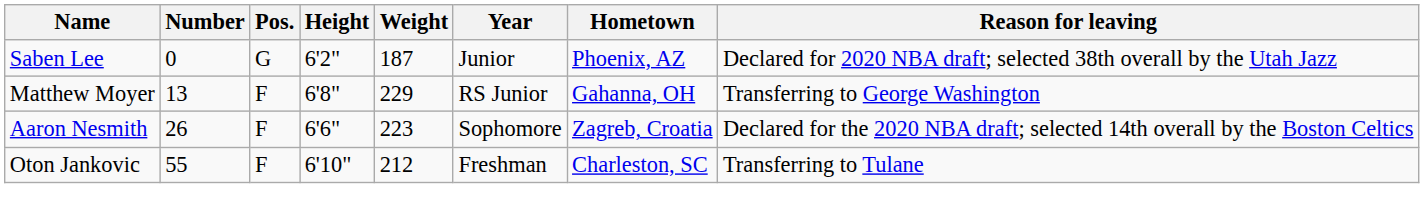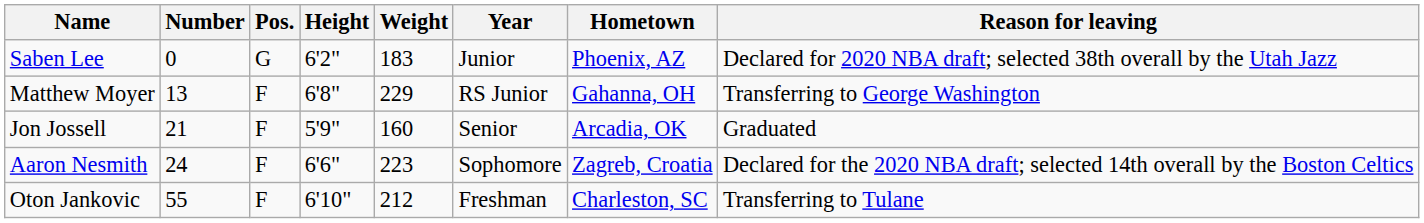(396, 57) 187 -> (396, 57) 183
+ row: (58, 128)
(176, 128) 26 -> (176, 164) 24
